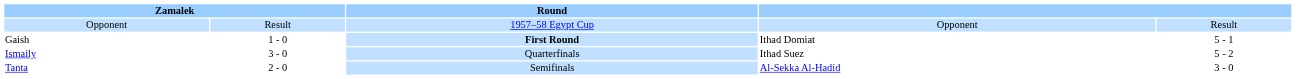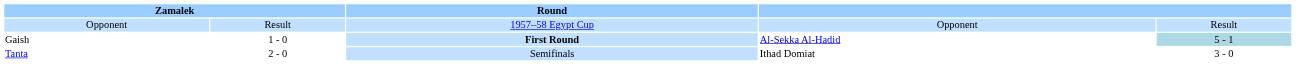(787, 39) Ithad Domiat -> (800, 39) Al-Sekka Al-Hadid
(1224, 39) no background -> (1224, 39) lightblue background
- row: (21, 53)
(800, 68) Al-Sekka Al-Hadid -> (787, 53) Ithad Domiat
